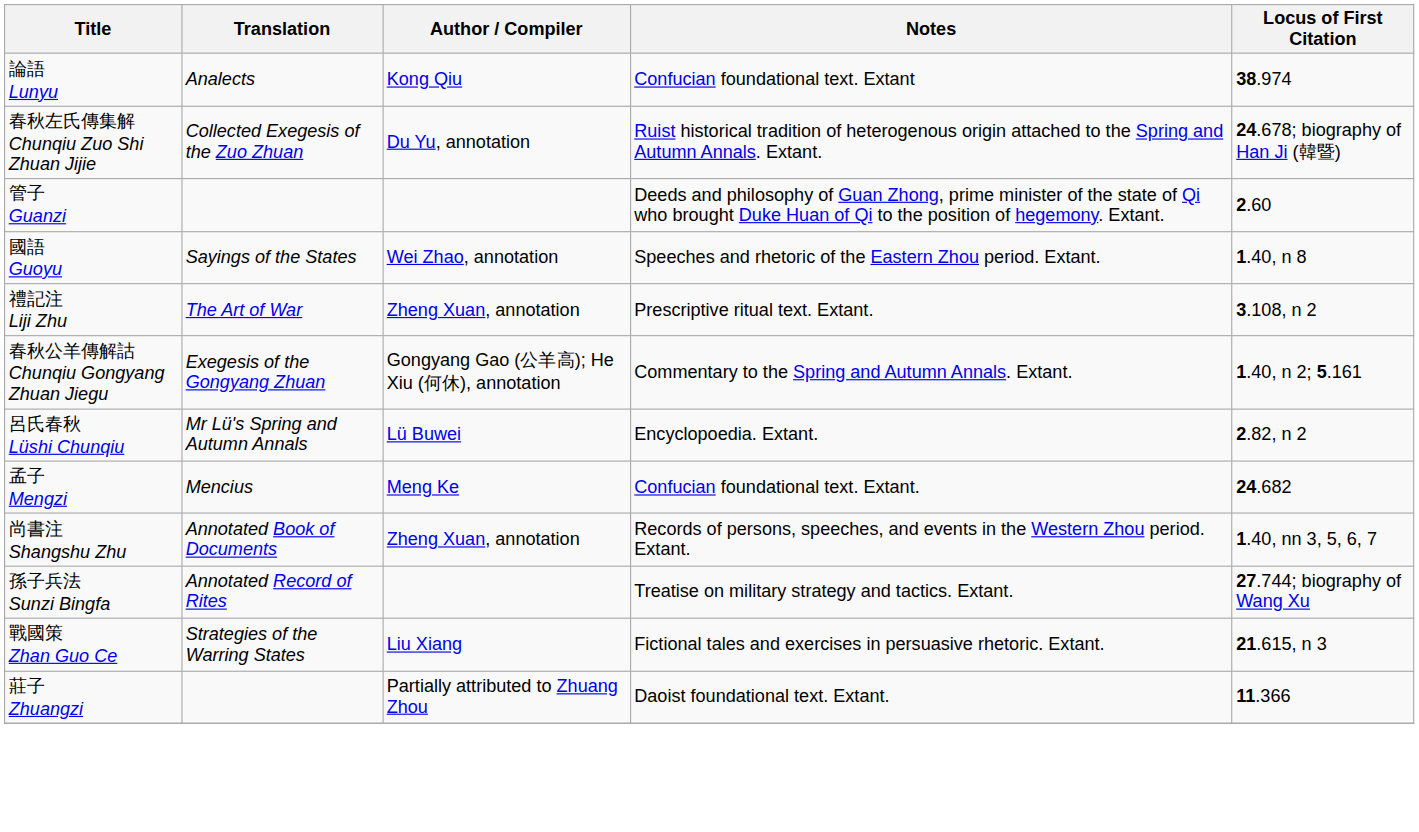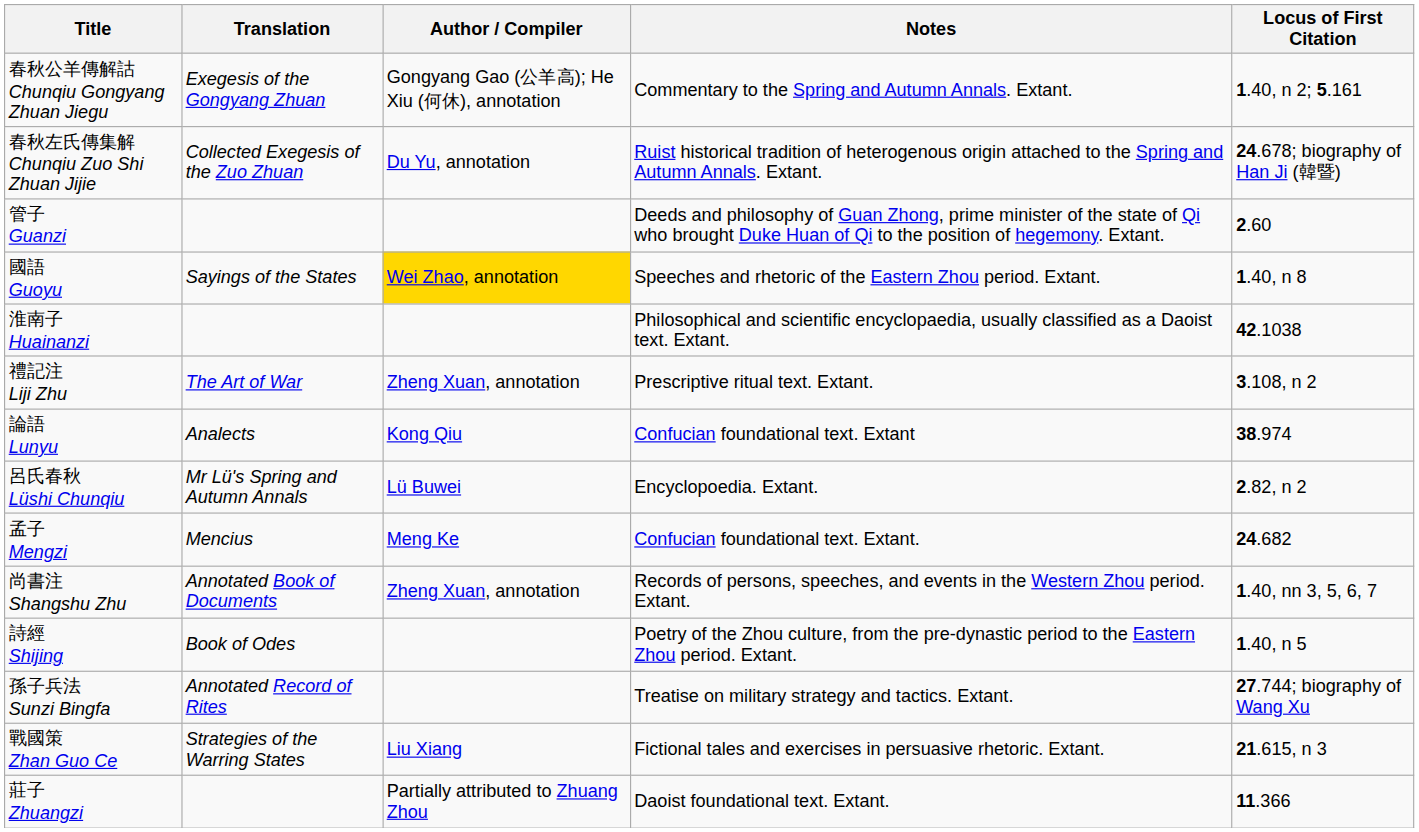rows swapped: (87, 372) <-> (33, 80)
(472, 257) no background -> (472, 277) gold background
+ row: (49, 330)
+ row: (36, 644)
